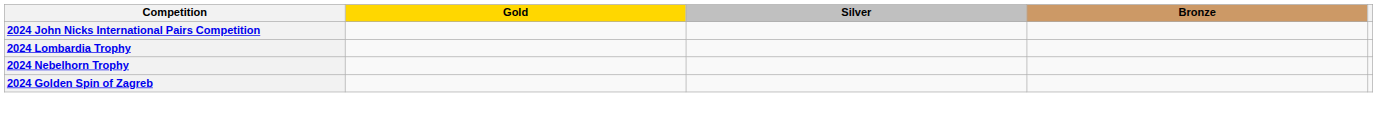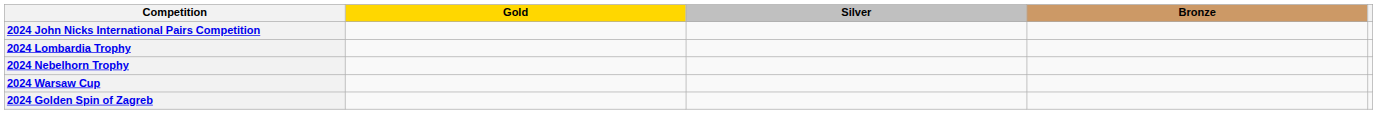+ row: (54, 83)
